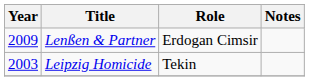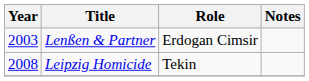(23, 40) 2009 -> (23, 40) 2003
(23, 64) 2003 -> (23, 64) 2008
